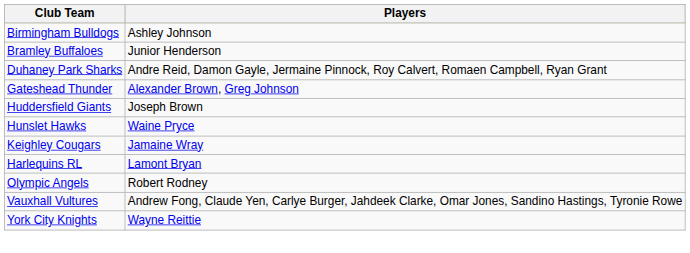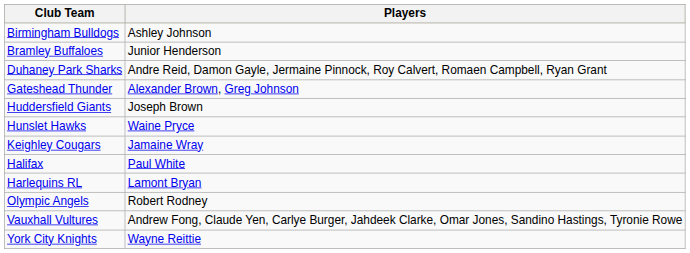+ row: (25, 164)
